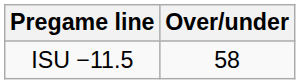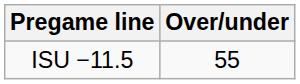(227, 59) 58 -> (227, 59) 55
